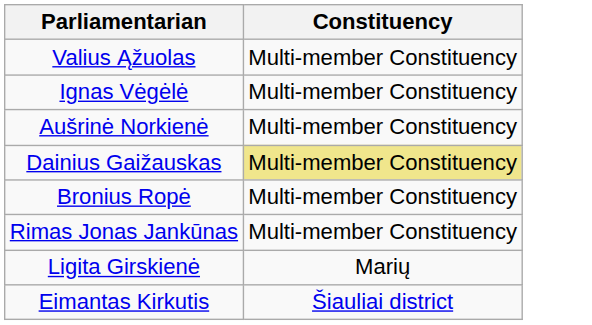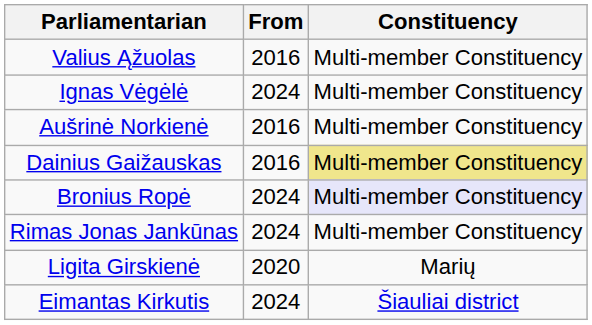+ column: (276, 22)
(383, 197) no background -> (448, 197) lavender background
